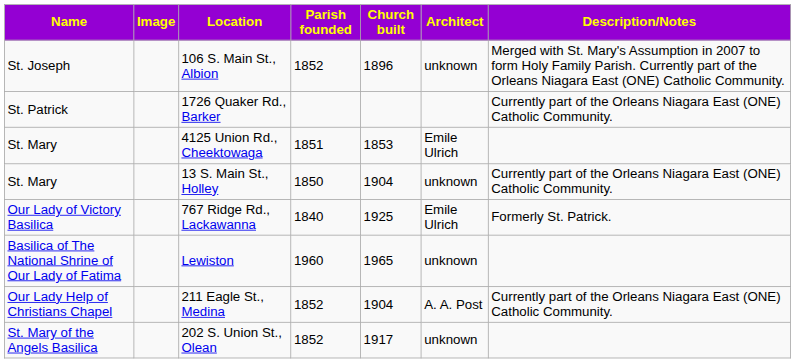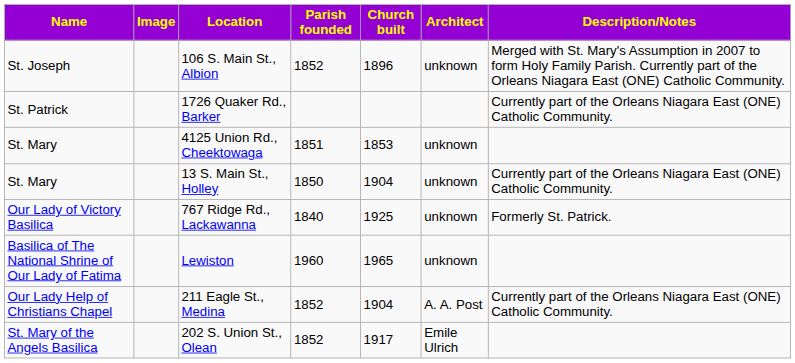(441, 145) Emile Ulrich -> (451, 145) unknown
(441, 217) Emile Ulrich -> (451, 217) unknown
(451, 340) unknown -> (441, 340) Emile Ulrich
